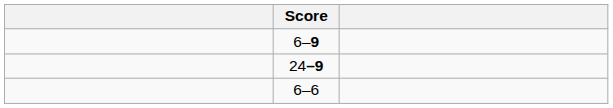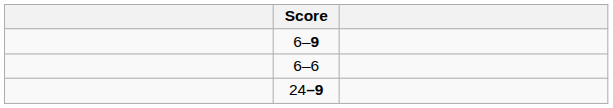rows swapped: (306, 66) <-> (306, 90)
